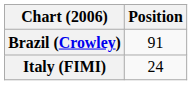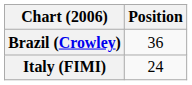(155, 42) 91 -> (155, 42) 36
